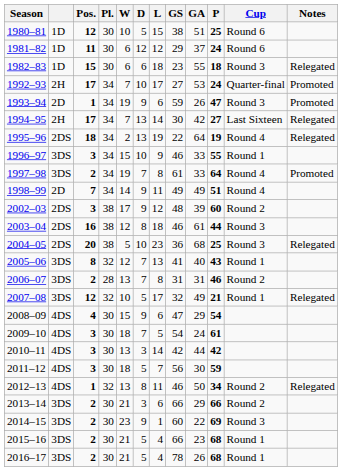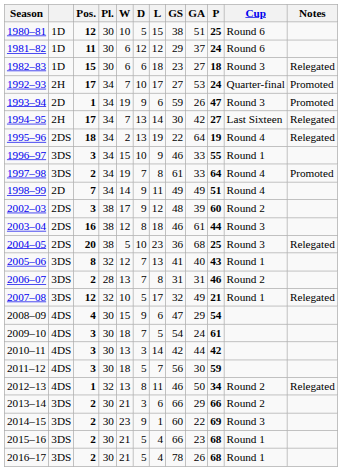(199, 66) 55 -> (199, 66) 27
